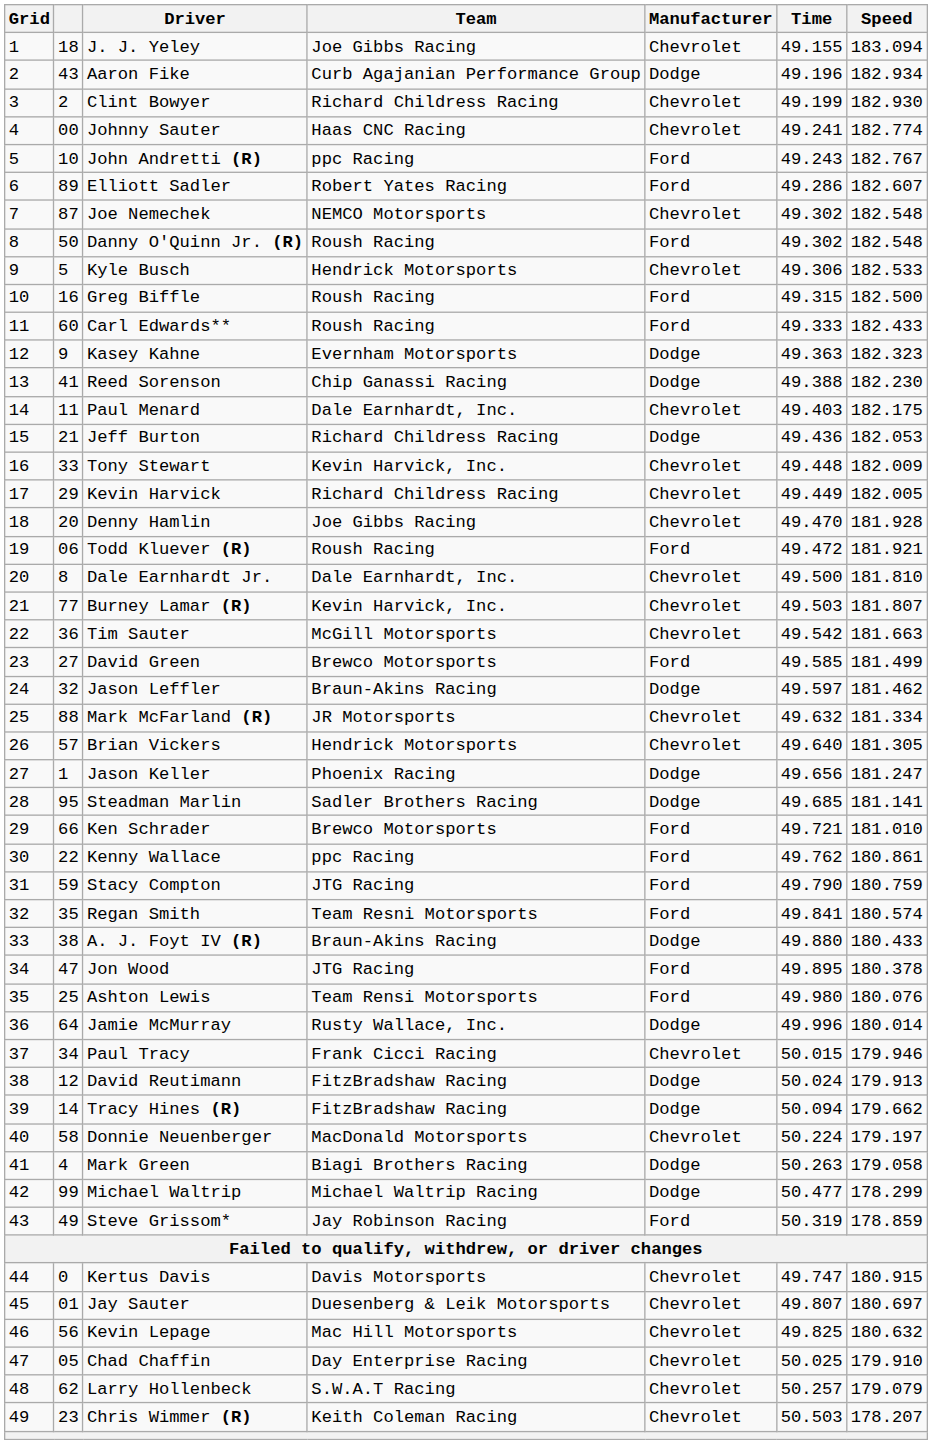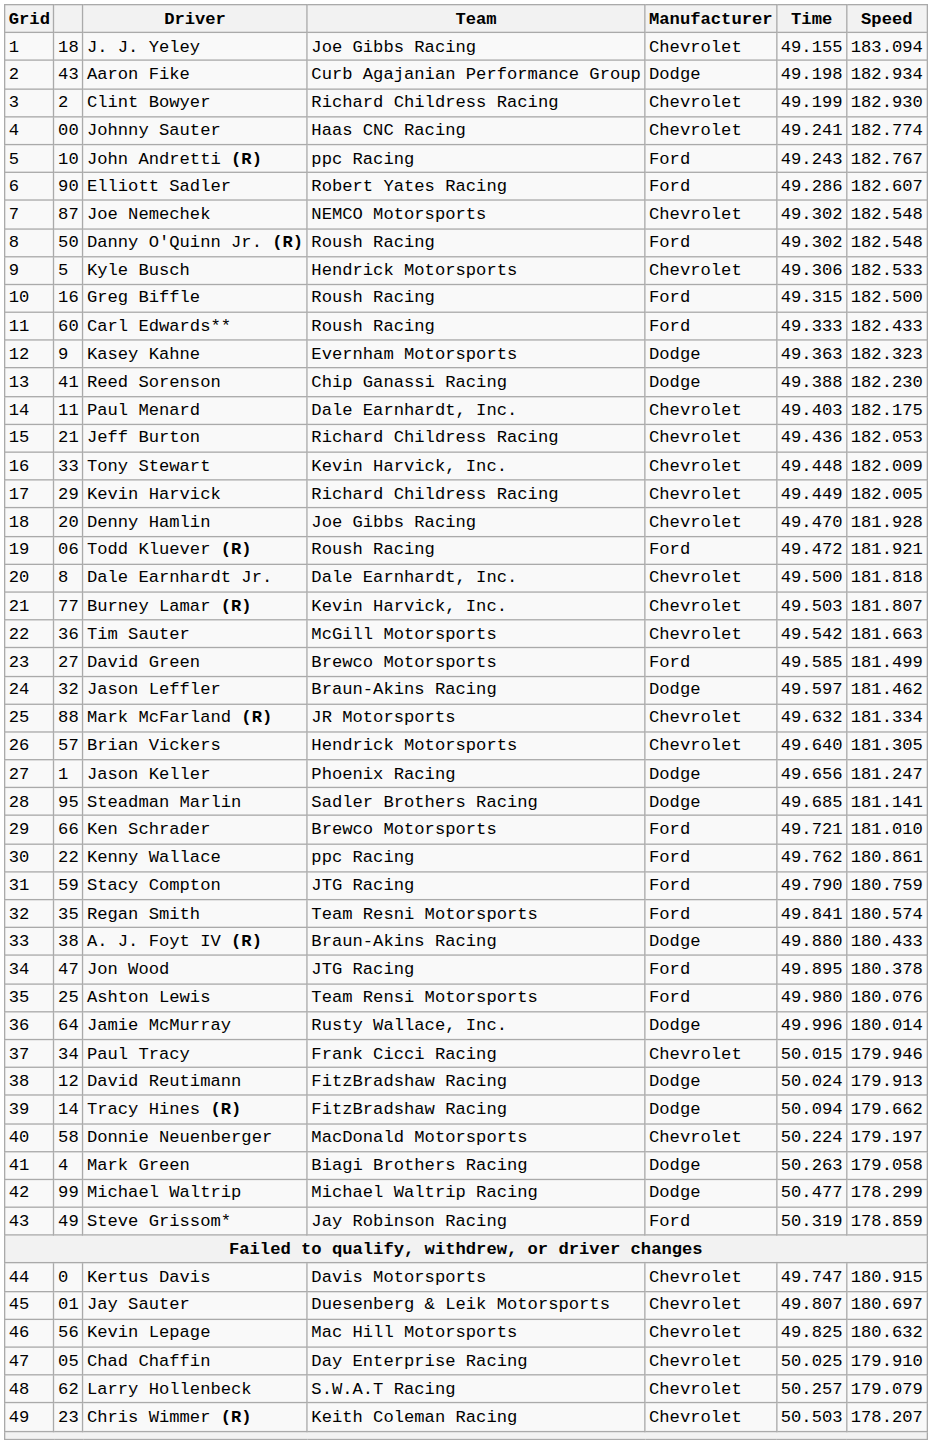(812, 75) 49.196 -> (812, 75) 49.198
(68, 186) 89 -> (68, 186) 90
(675, 438) Dodge -> (695, 438) Chevrolet
(887, 578) 181.810 -> (887, 578) 181.818
